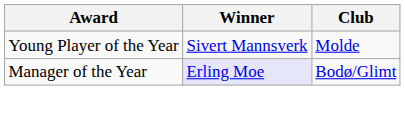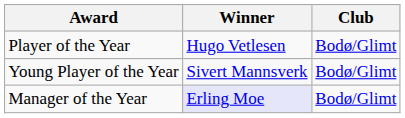+ row: (69, 44)
(338, 44) Molde -> (356, 71) Bodø/Glimt
